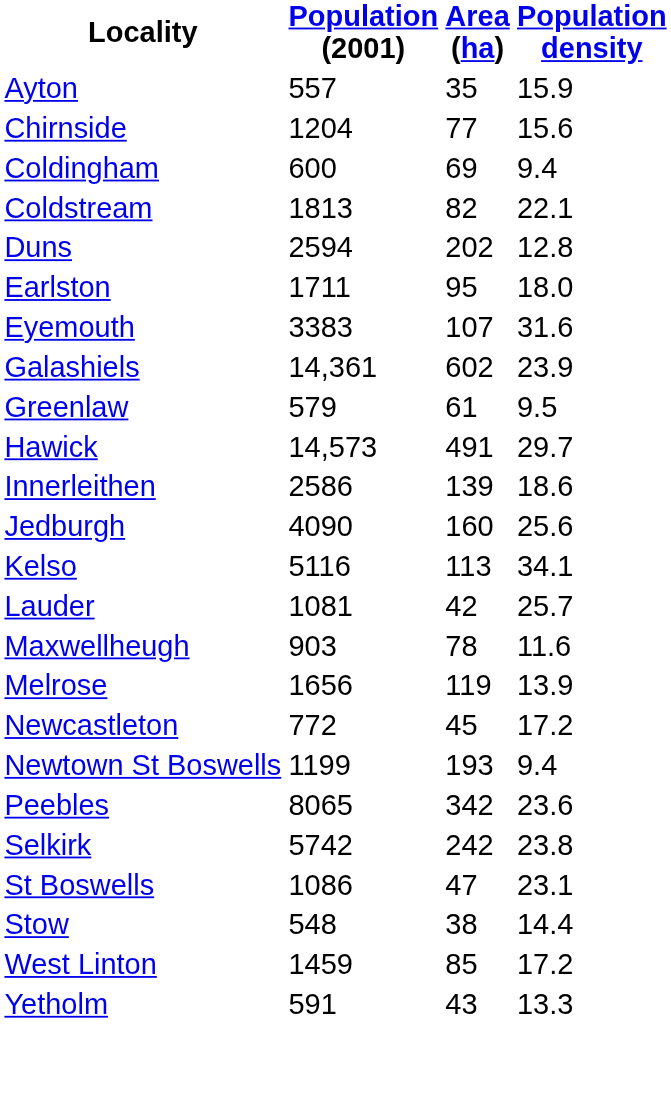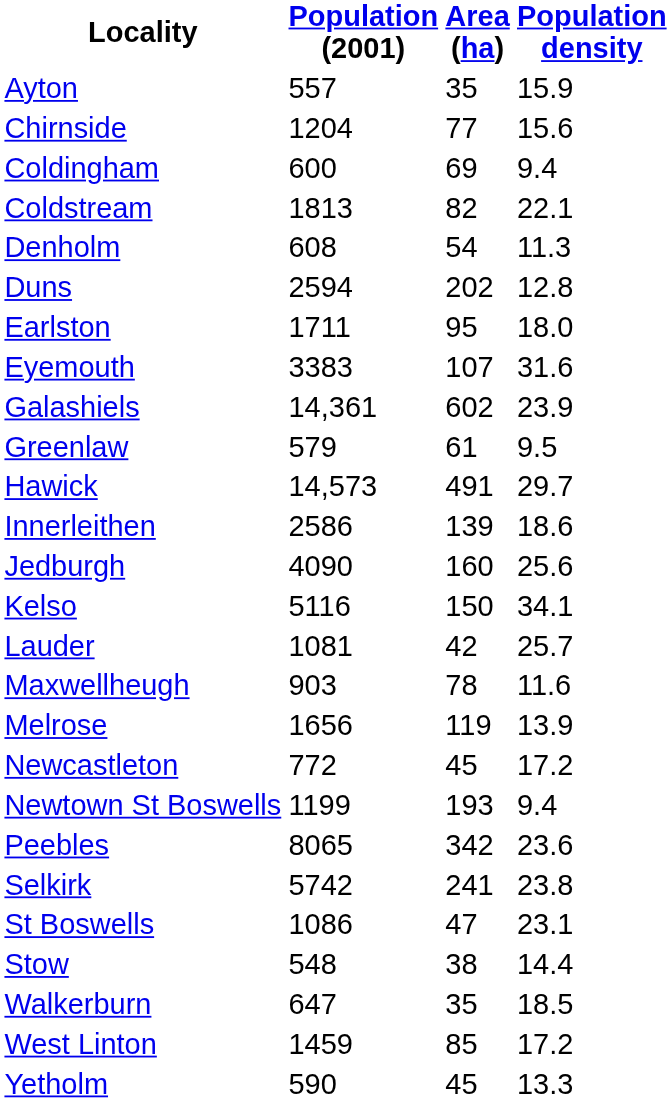+ row: (62, 247)
(468, 566) 113 -> (470, 606) 150
(470, 845) 242 -> (470, 885) 241
+ row: (78, 1004)
(313, 1004) 591 -> (313, 1084) 590
(461, 1004) 43 -> (461, 1084) 45
